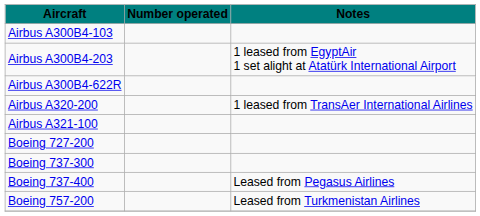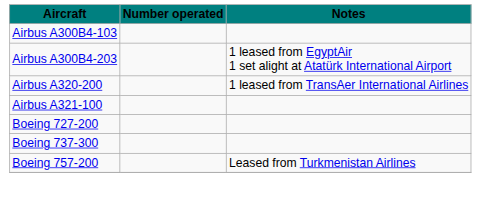- row: (65, 85)
- row: (51, 182)
